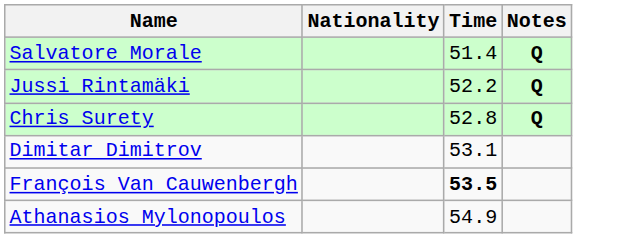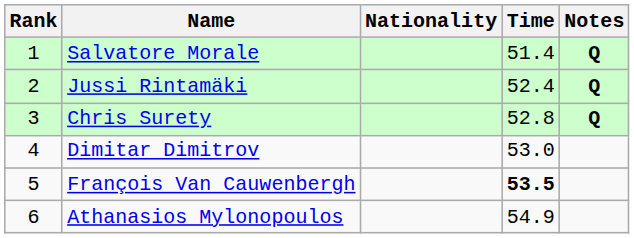+ column: (34, 21)
(473, 86) 52.2 -> (531, 86) 52.4
(473, 152) 53.1 -> (531, 152) 53.0
